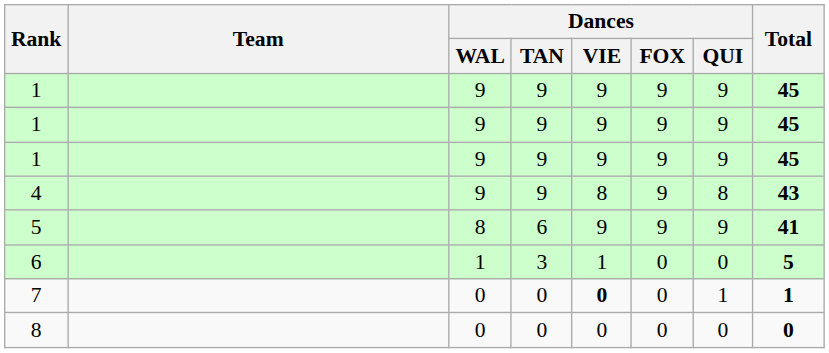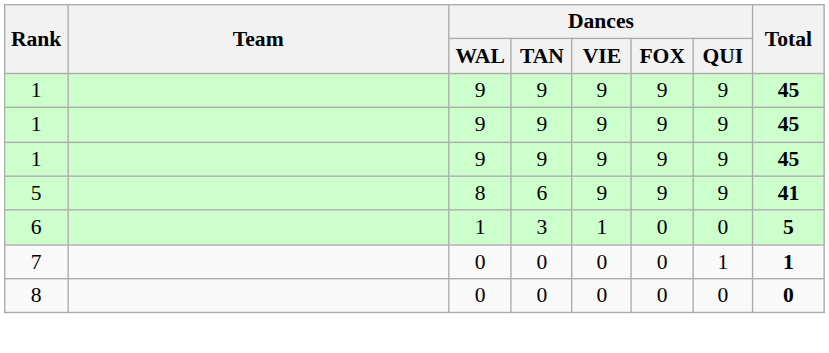- row: (36, 192)
(602, 295) bold -> (602, 261) normal
